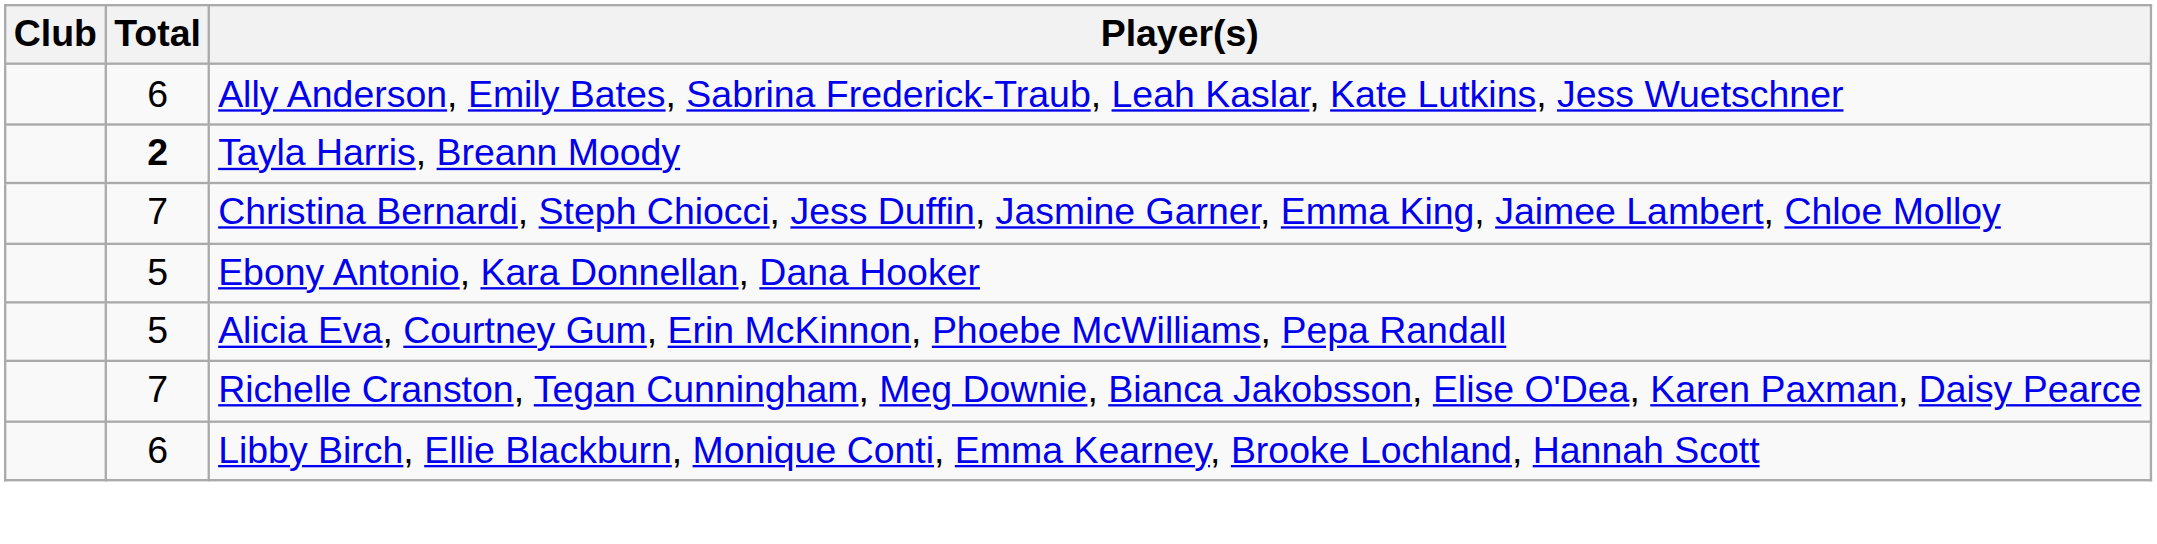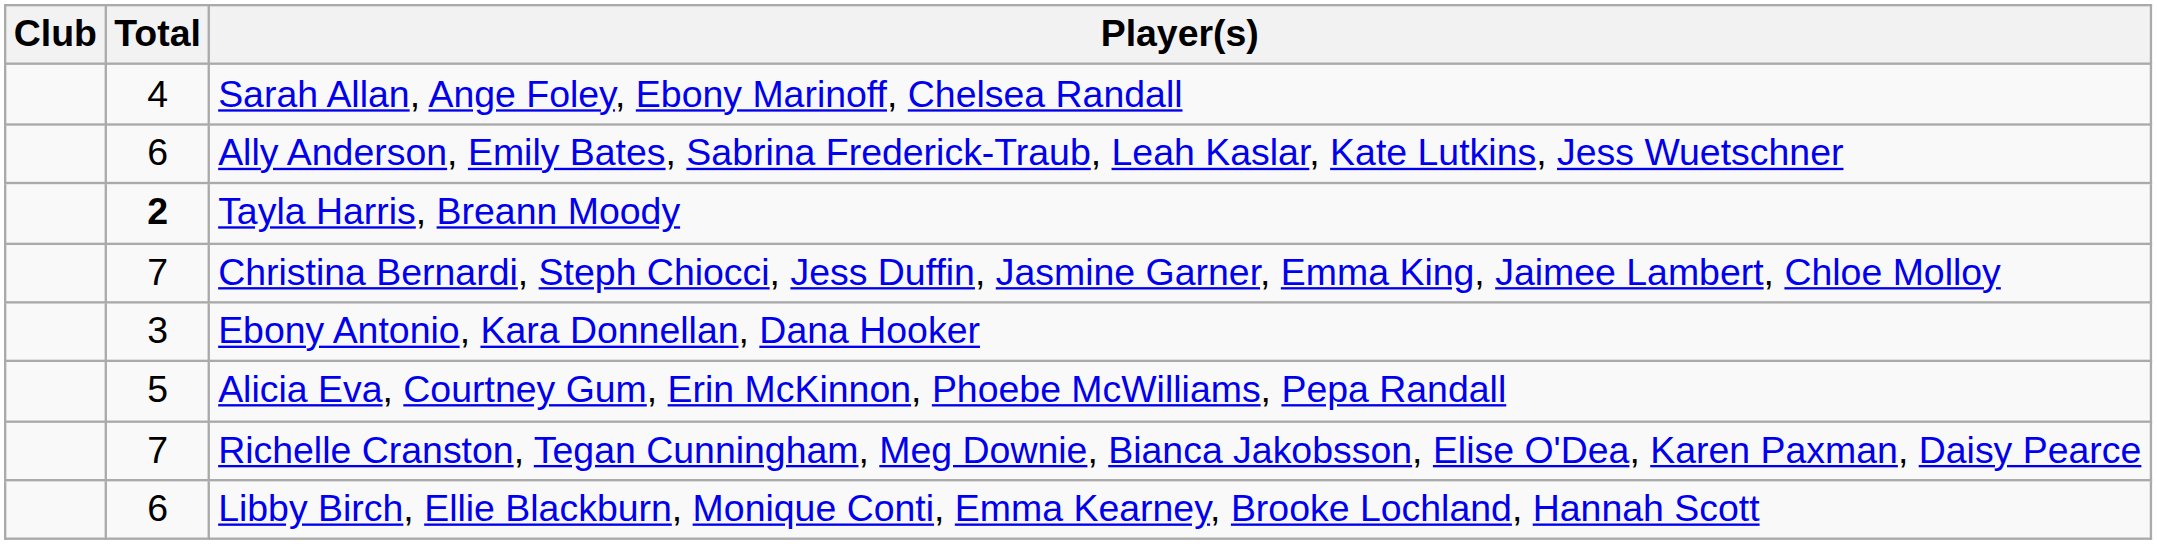+ row: (700, 93)
(158, 271) 5 -> (158, 331) 3
